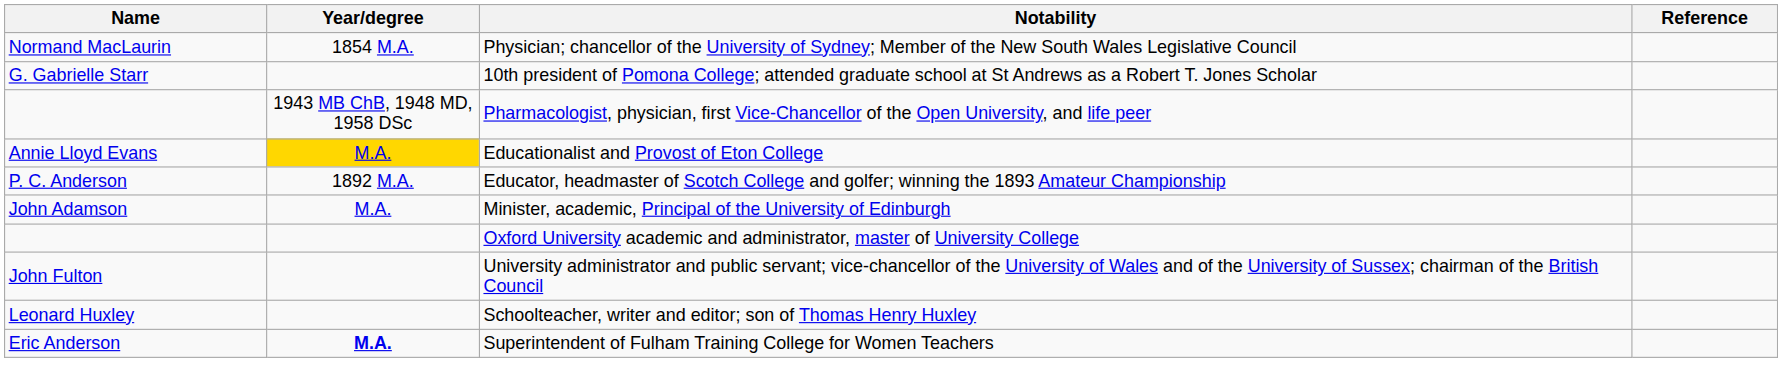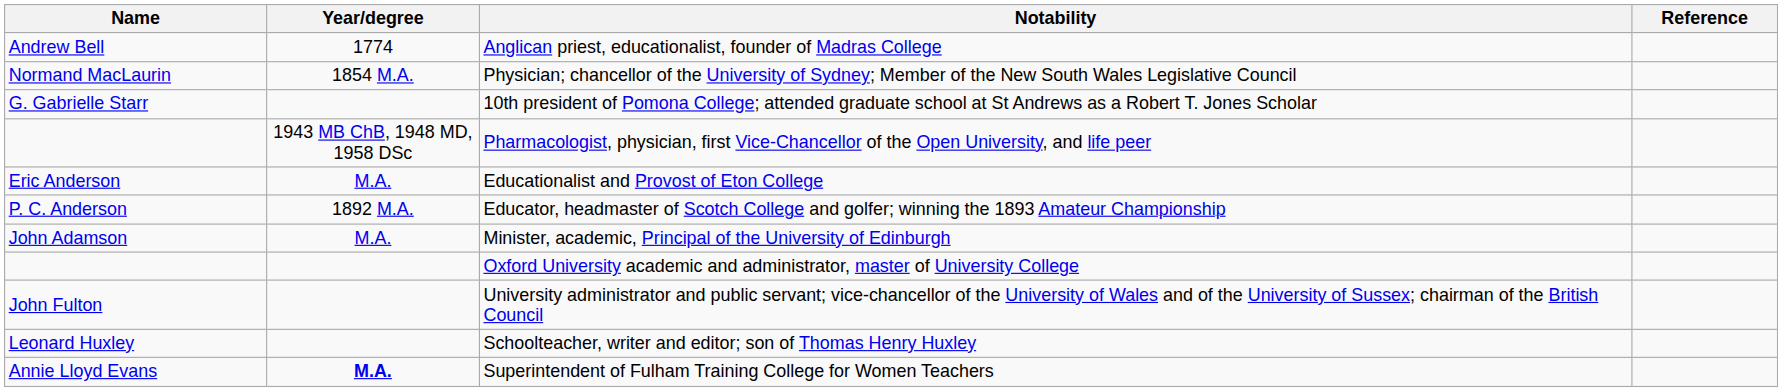+ row: (713, 47)
(83, 152) Annie Lloyd Evans -> (64, 180) Eric Anderson
(373, 152) gold background -> (373, 180) no background
(64, 343) Eric Anderson -> (83, 371) Annie Lloyd Evans
